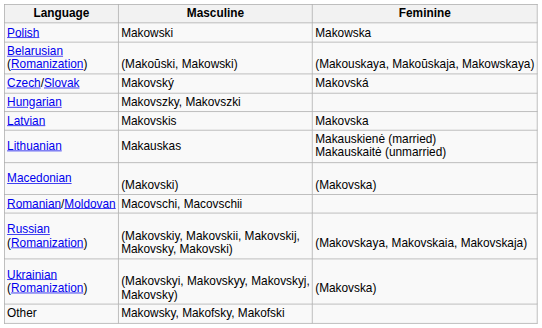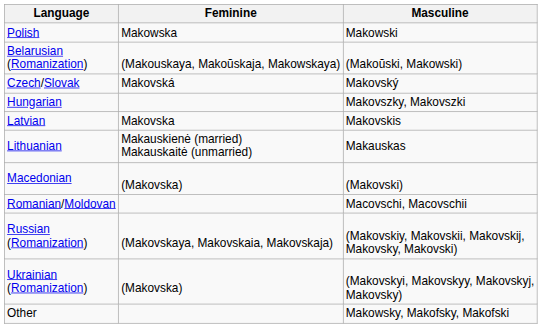columns swapped: (215, 13) <-> (425, 13)
